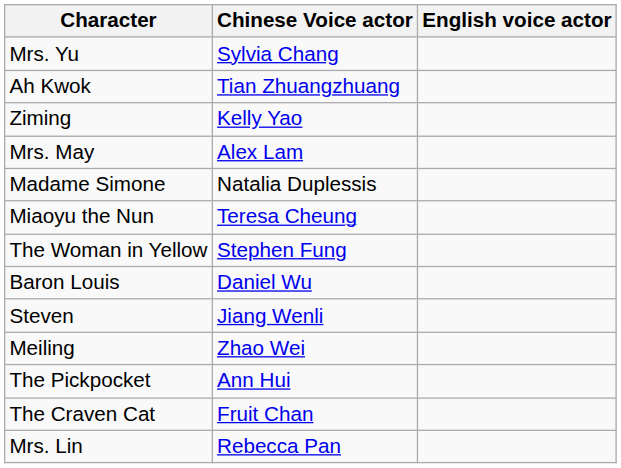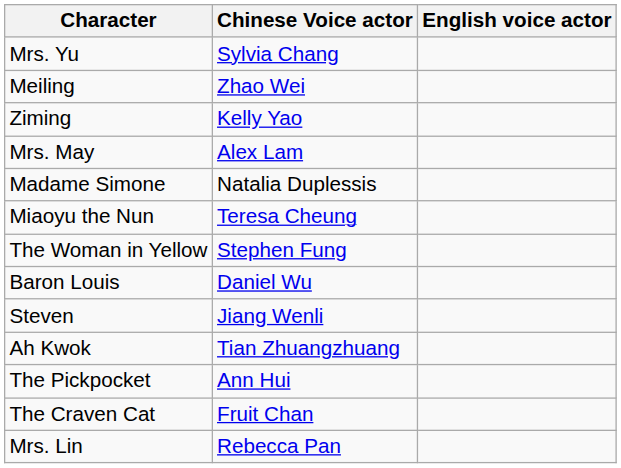rows swapped: (42, 348) <-> (50, 86)
